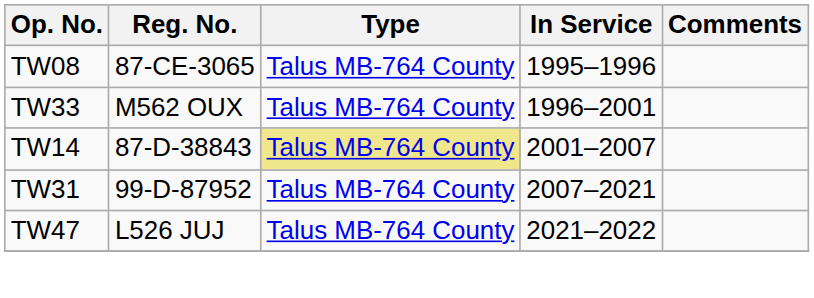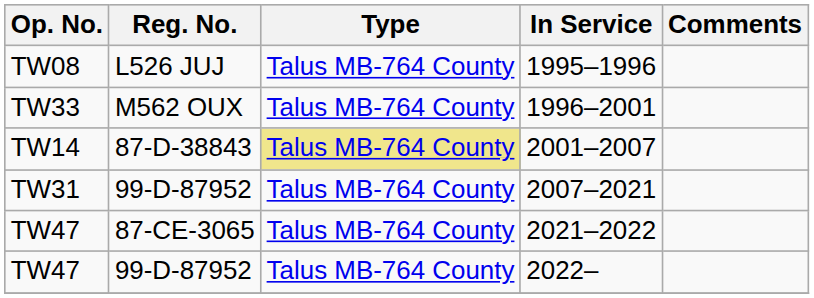(185, 66) 87-CE-3065 -> (170, 66) L526 JUJ
(170, 230) L526 JUJ -> (185, 230) 87-CE-3065
+ row: (562, 271)
